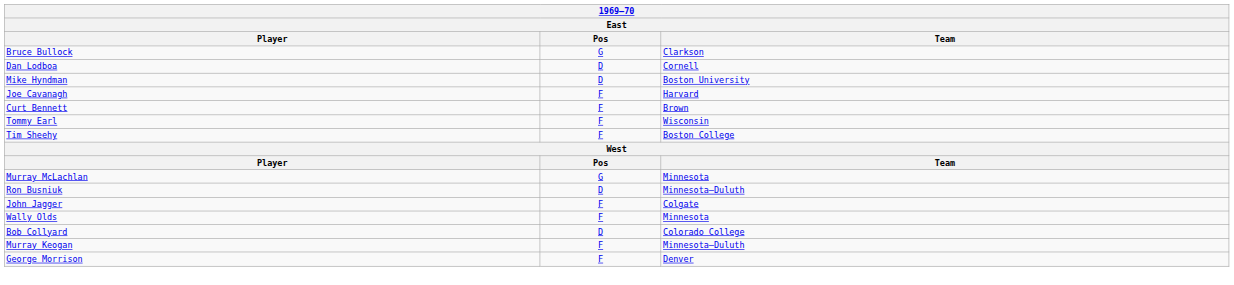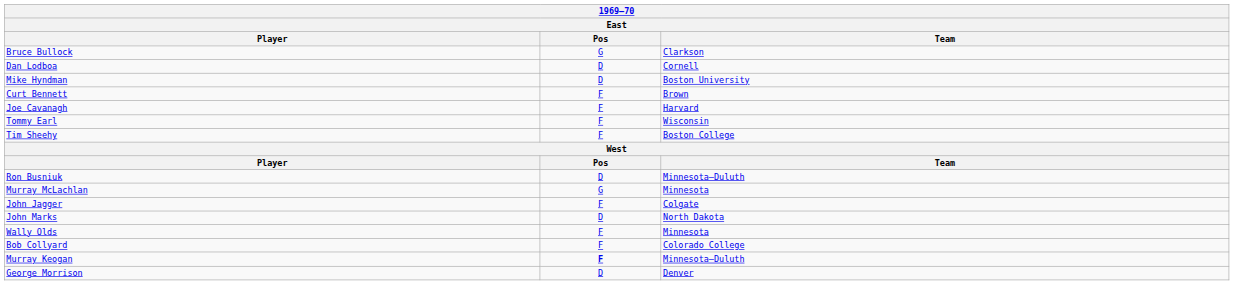rows swapped: (37, 108) <-> (37, 94)
rows swapped: (47, 176) <-> (34, 190)
+ row: (32, 218)
(601, 232) D -> (601, 245) F
(601, 245) normal -> (601, 259) bold
(601, 259) F -> (601, 273) D
